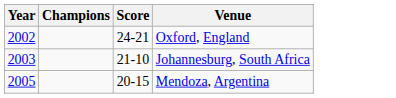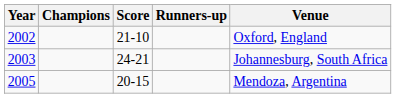+ column: (191, 15)
(133, 37) 24-21 -> (133, 37) 21-10
(133, 59) 21-10 -> (133, 59) 24-21
